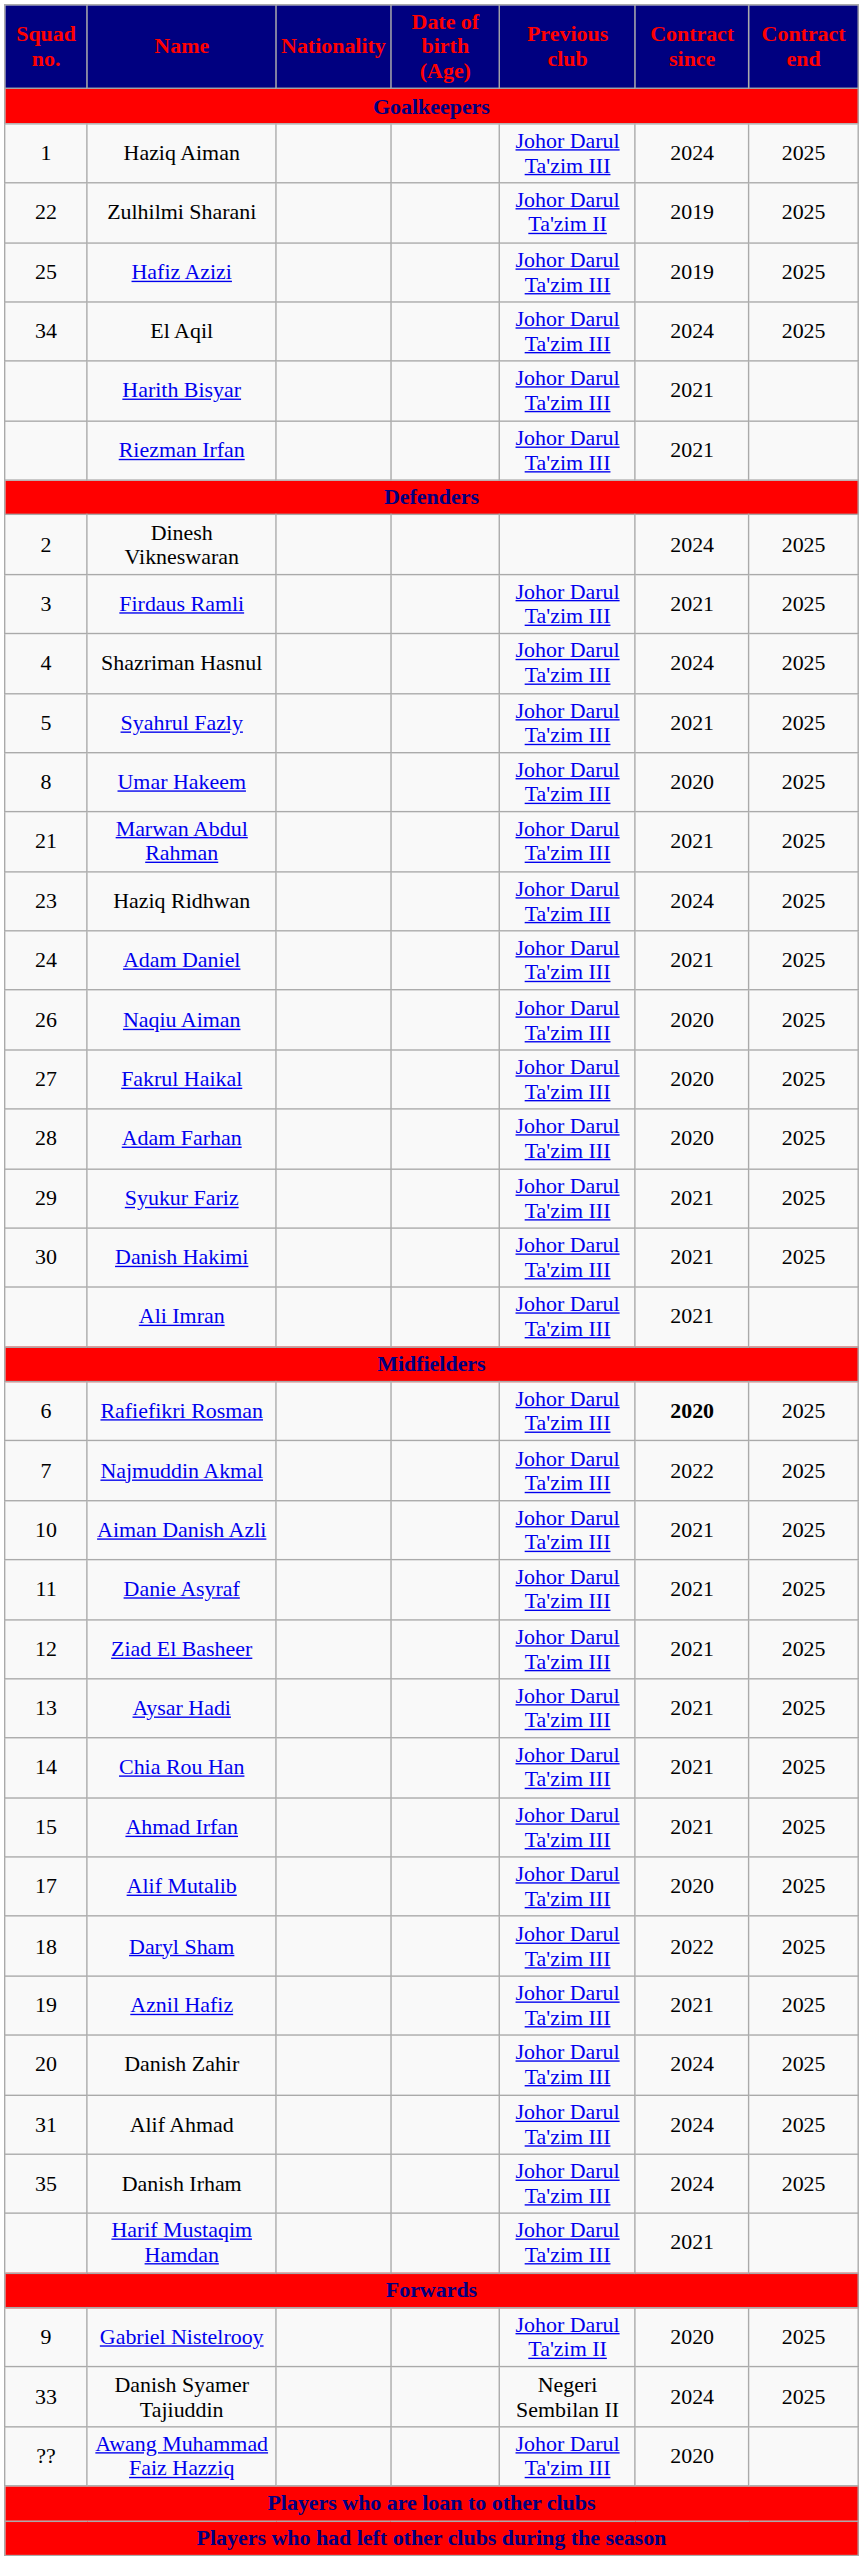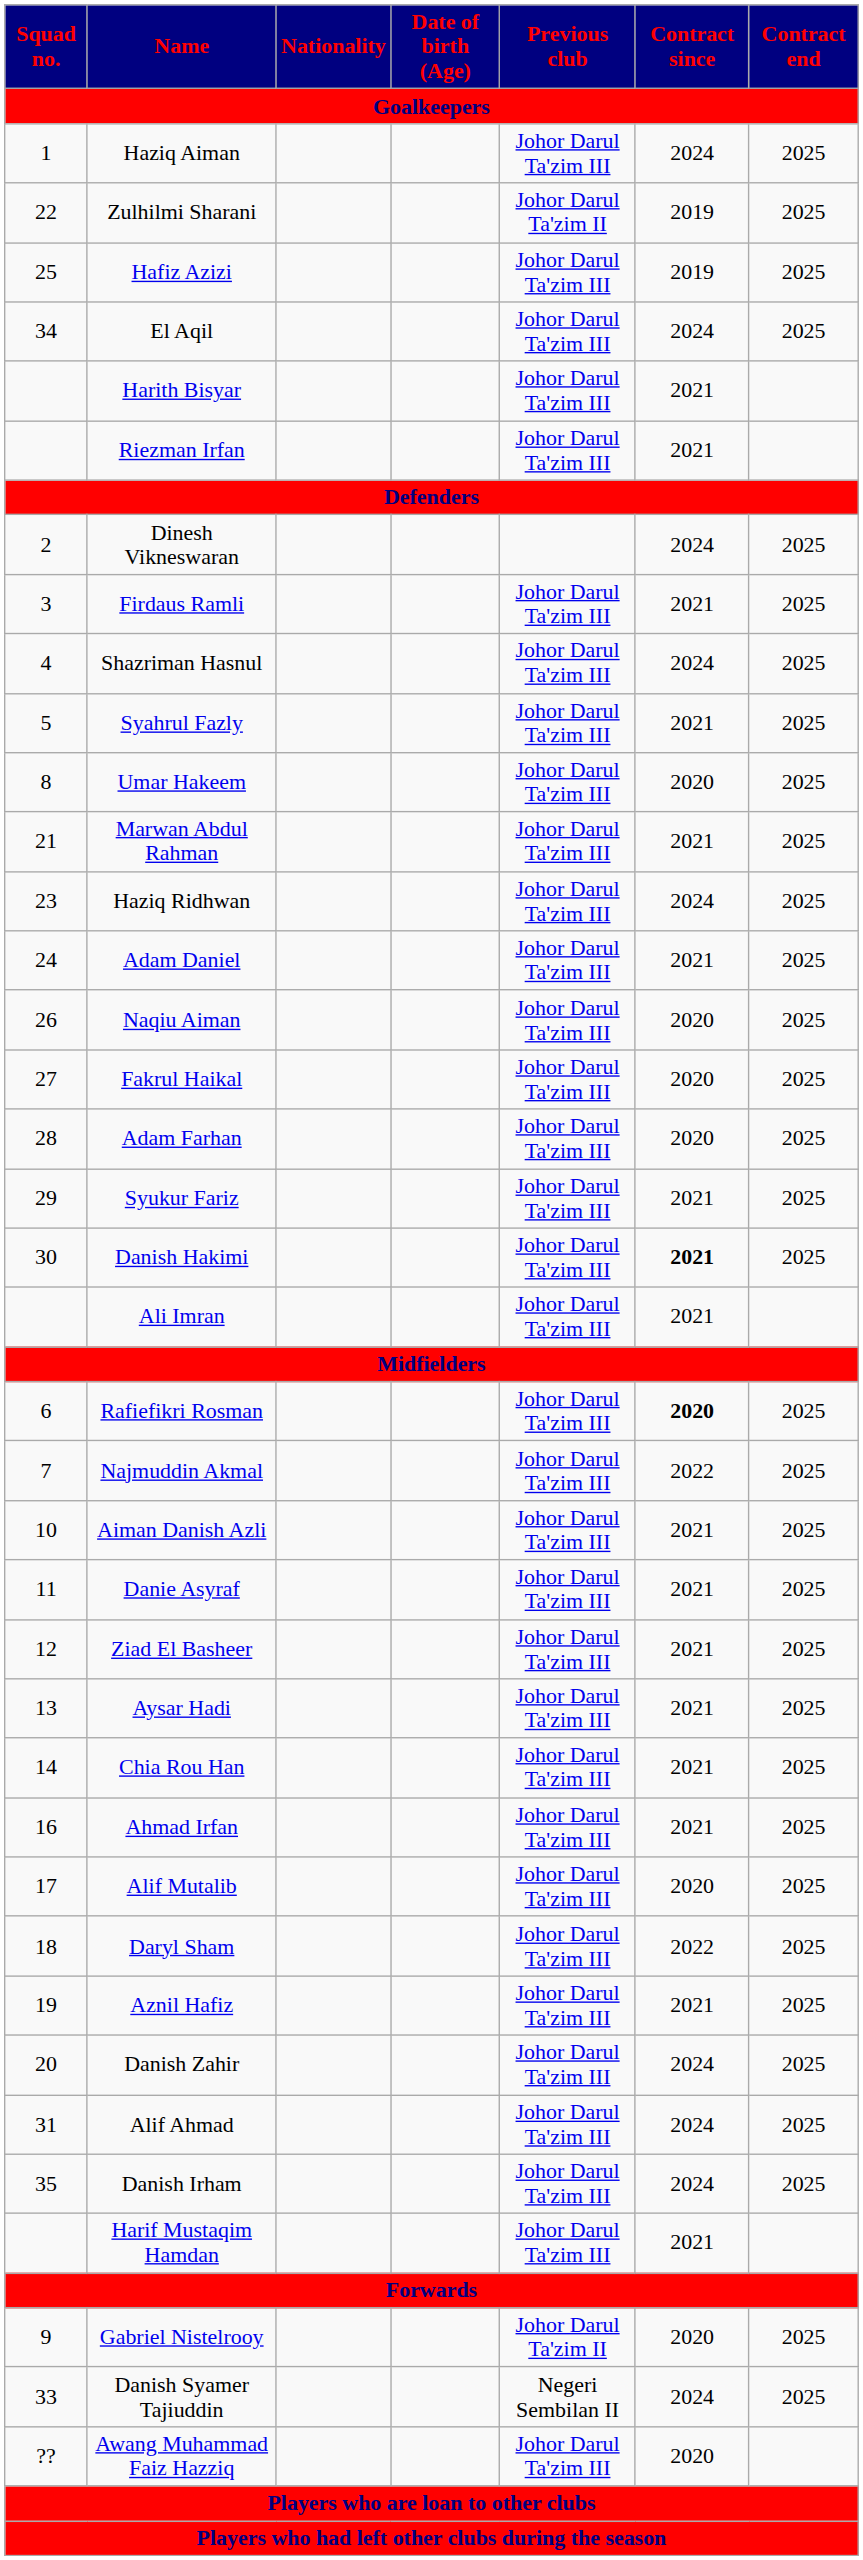(692, 1257) normal -> (692, 1257) bold
(46, 1827) 15 -> (46, 1827) 16
